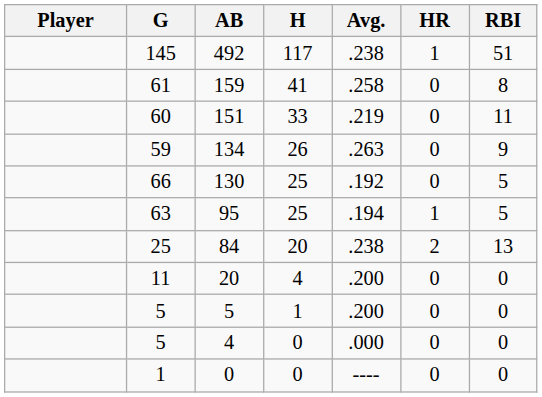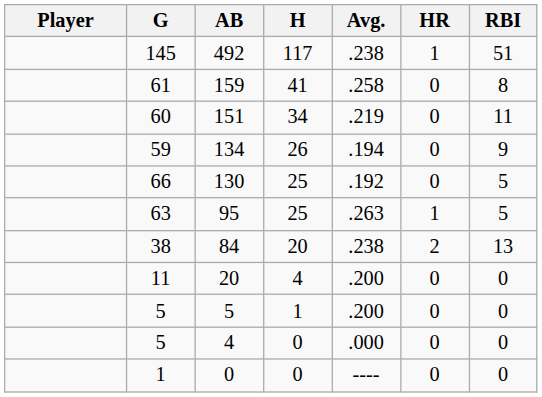(298, 117) 33 -> (298, 117) 34
(366, 149) .263 -> (366, 149) .194
(366, 213) .194 -> (366, 213) .263
(161, 246) 25 -> (161, 246) 38
